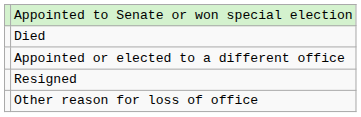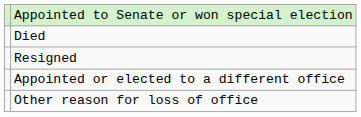rows swapped: (45, 79) <-> (179, 58)
